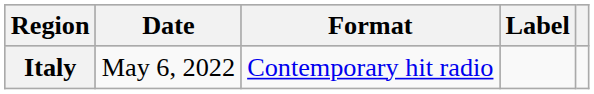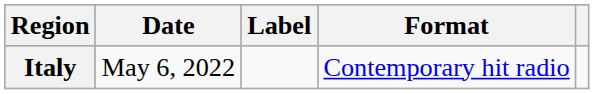columns swapped: (370, 25) <-> (538, 25)
